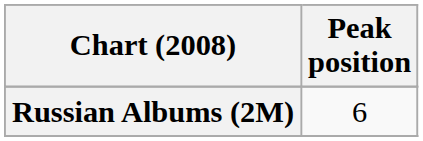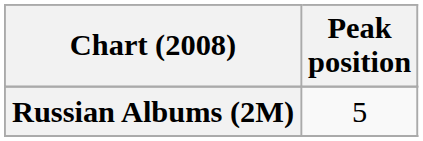(360, 111) 6 -> (360, 111) 5
